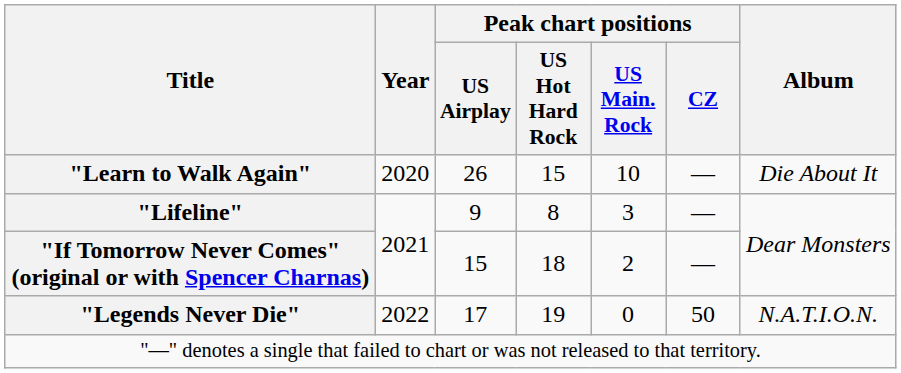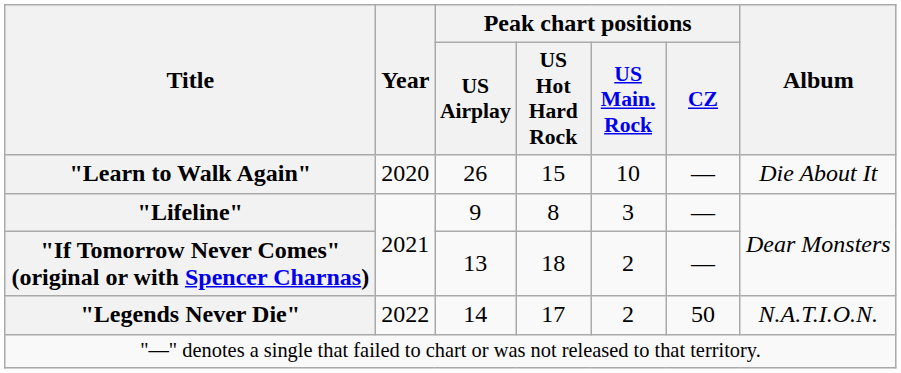(475, 263) 15 -> (475, 263) 13
(475, 314) 17 -> (475, 314) 14
(553, 314) 19 -> (553, 314) 17
(628, 314) 0 -> (628, 314) 2
